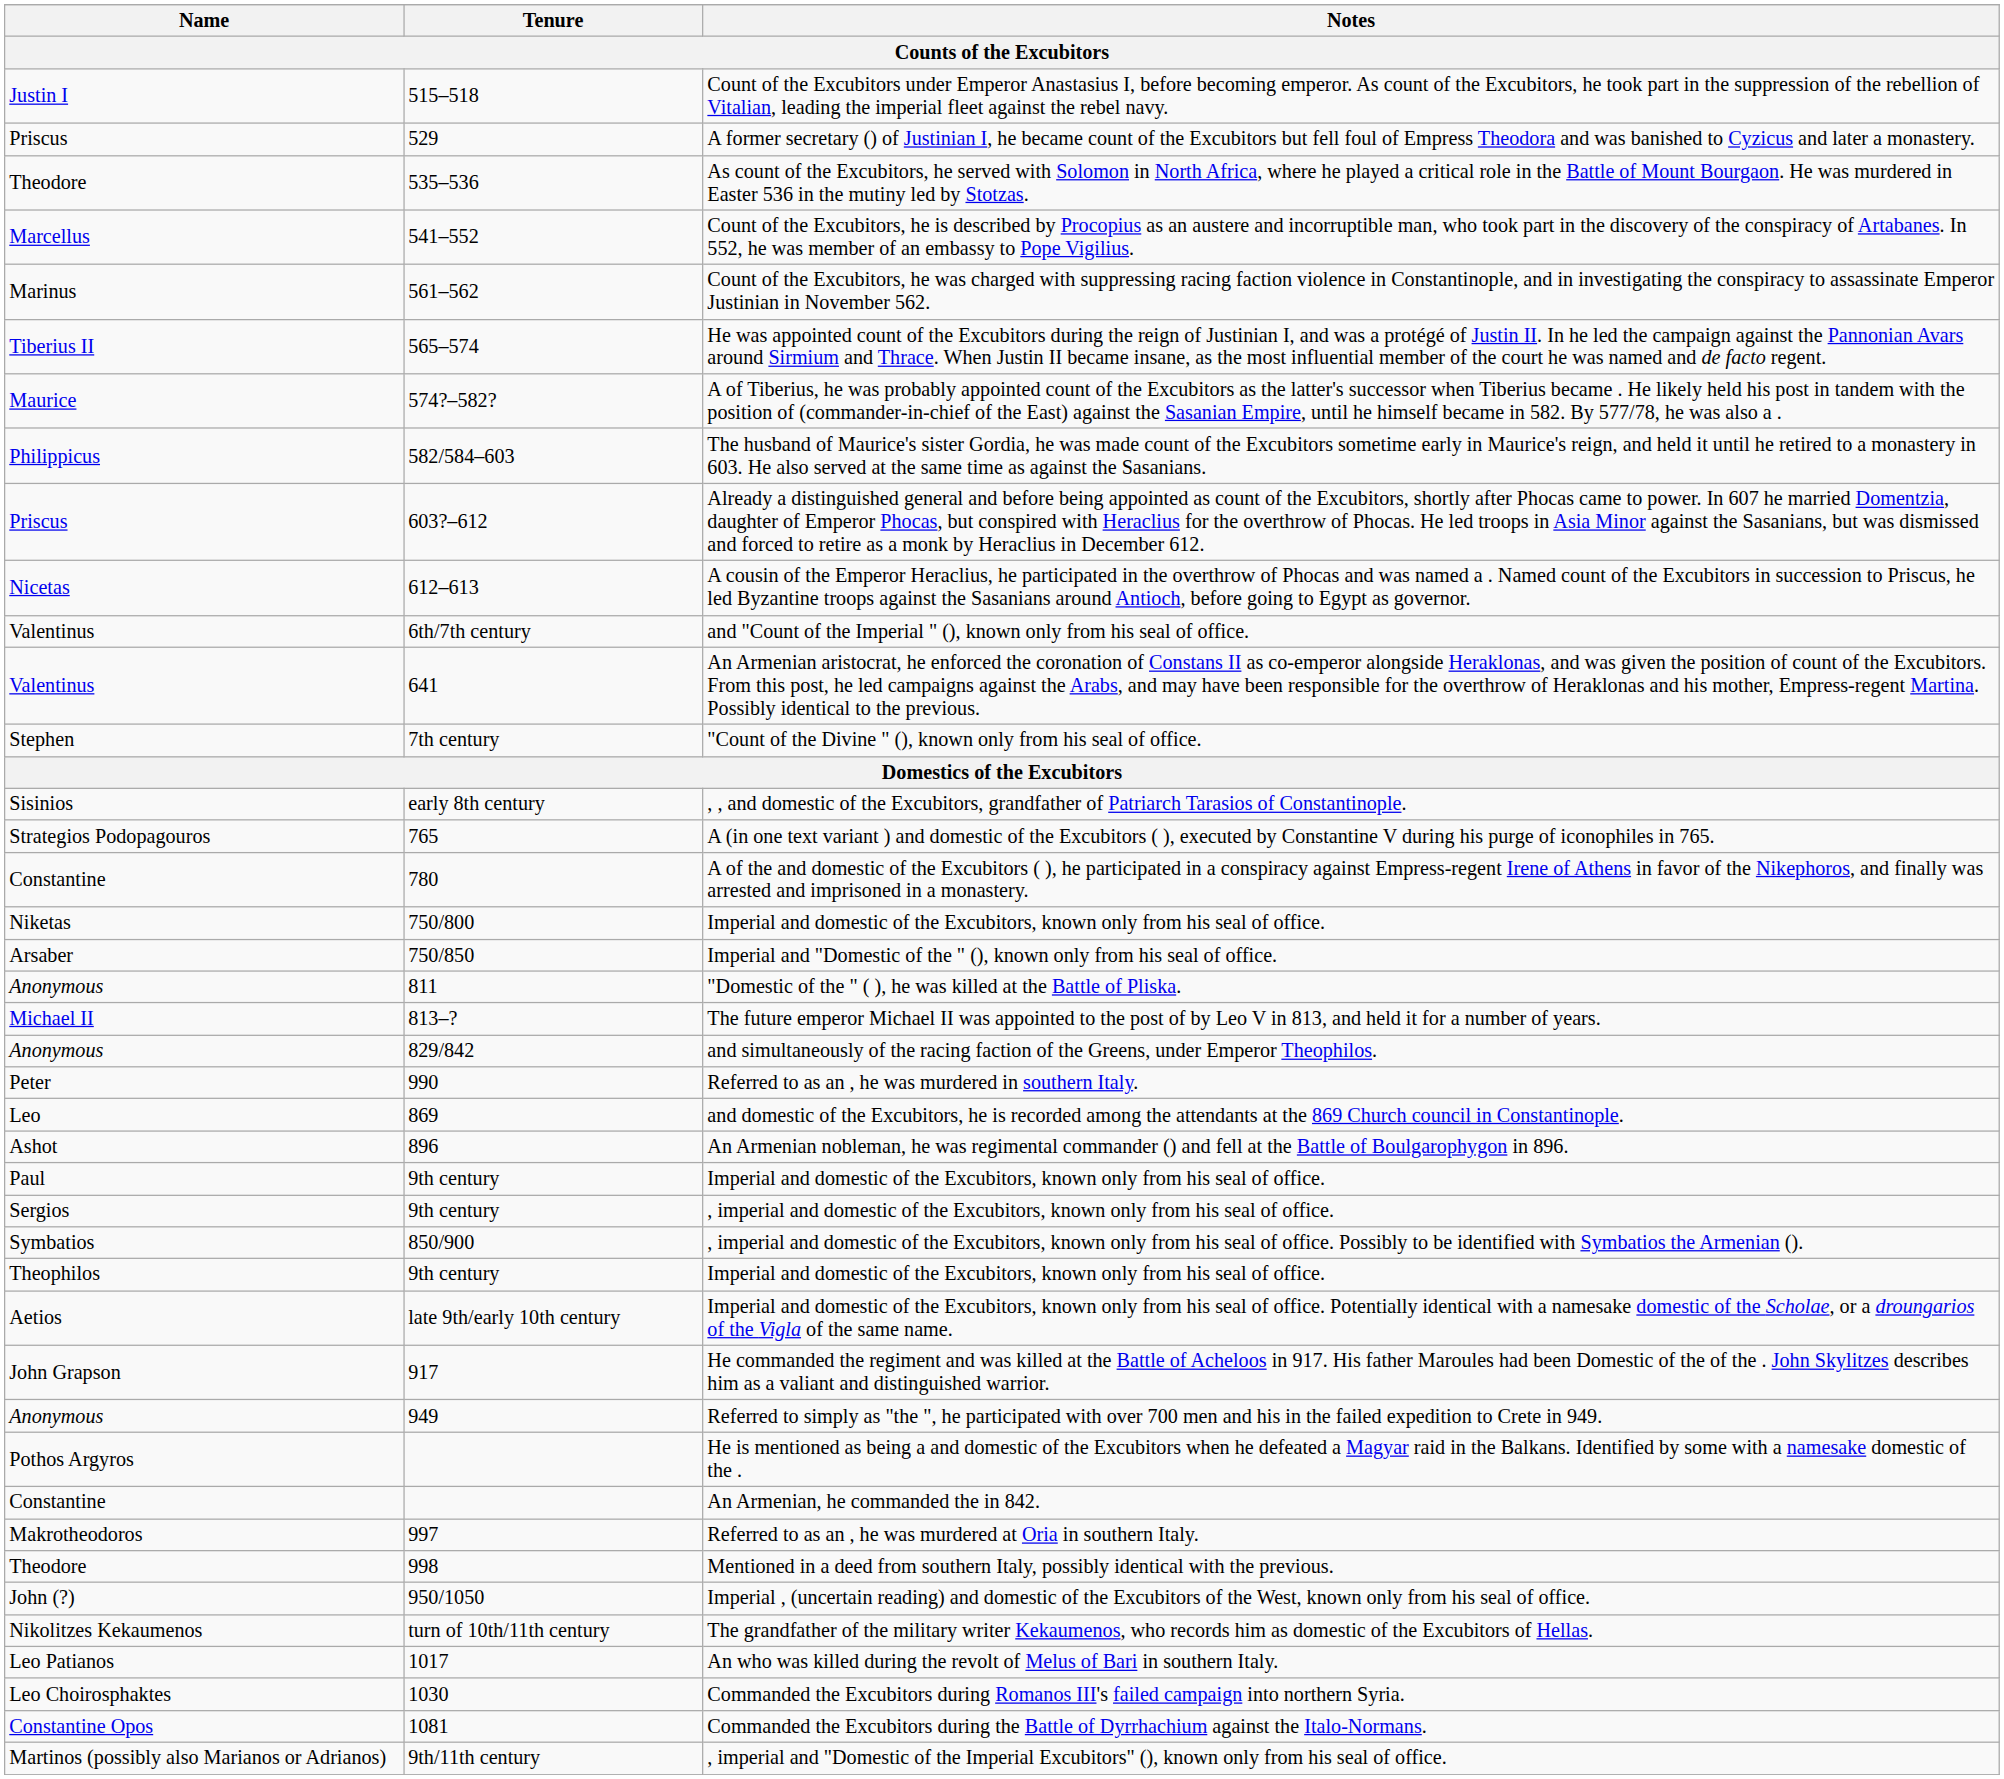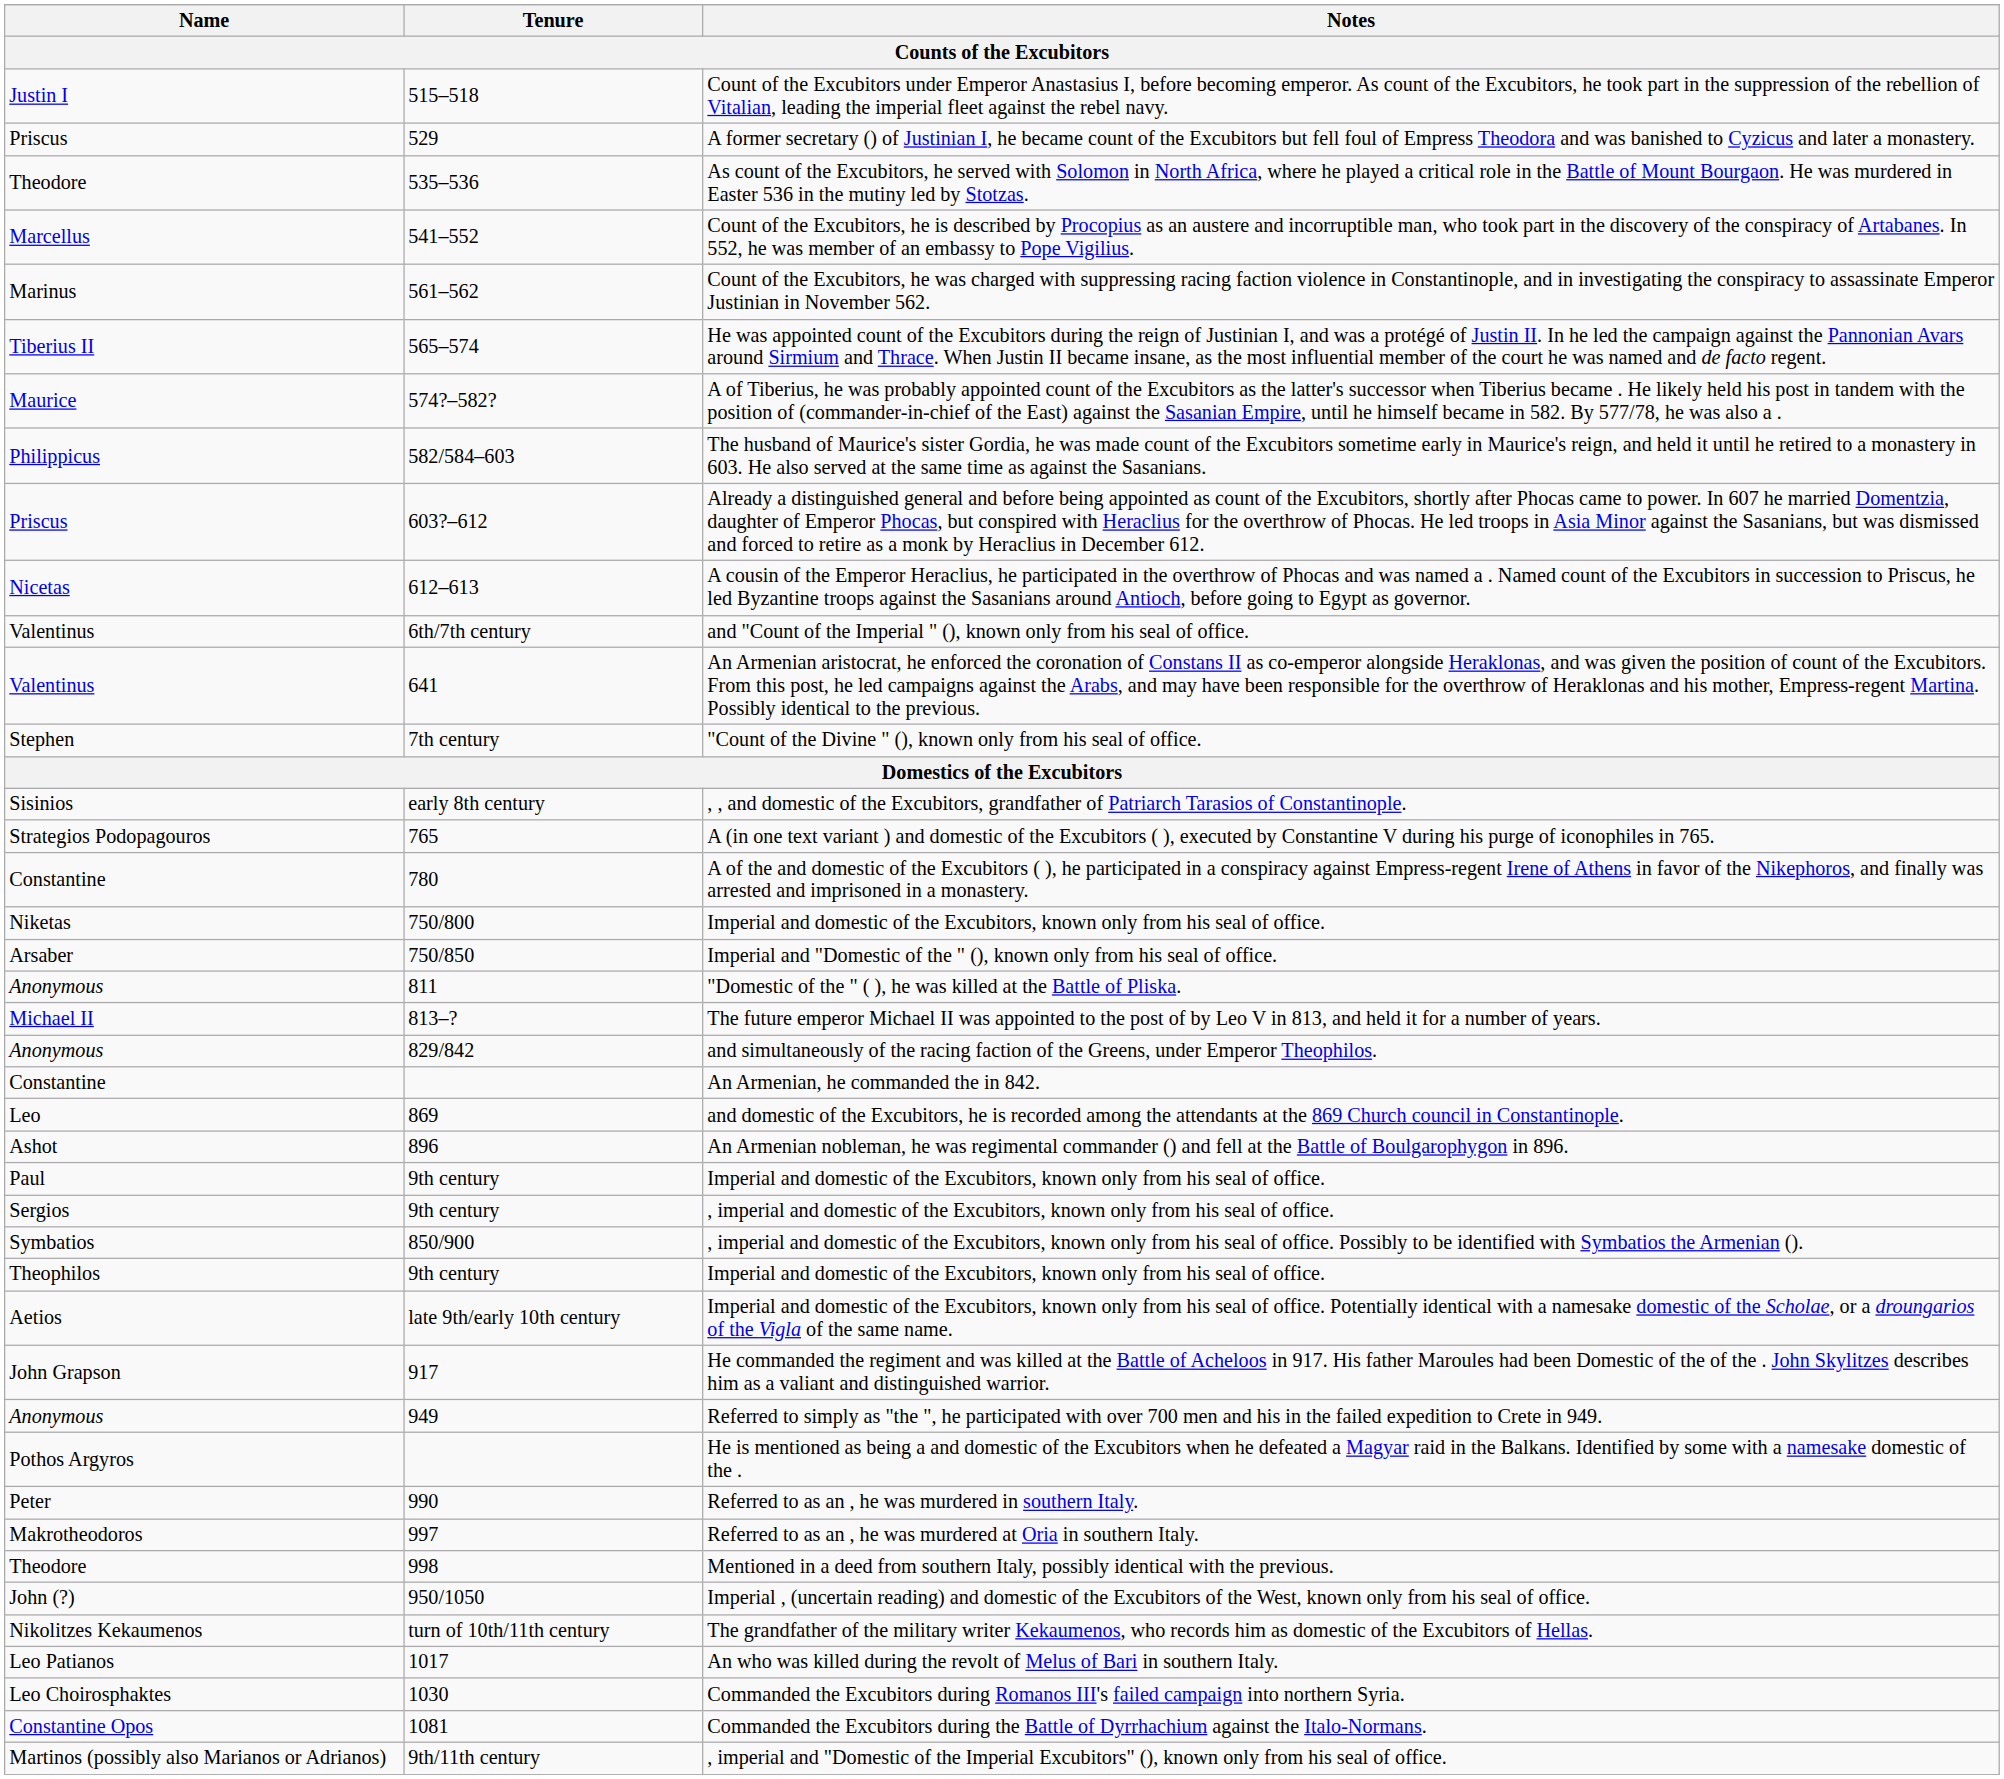rows swapped: (57, 1502) <-> (30, 1082)
